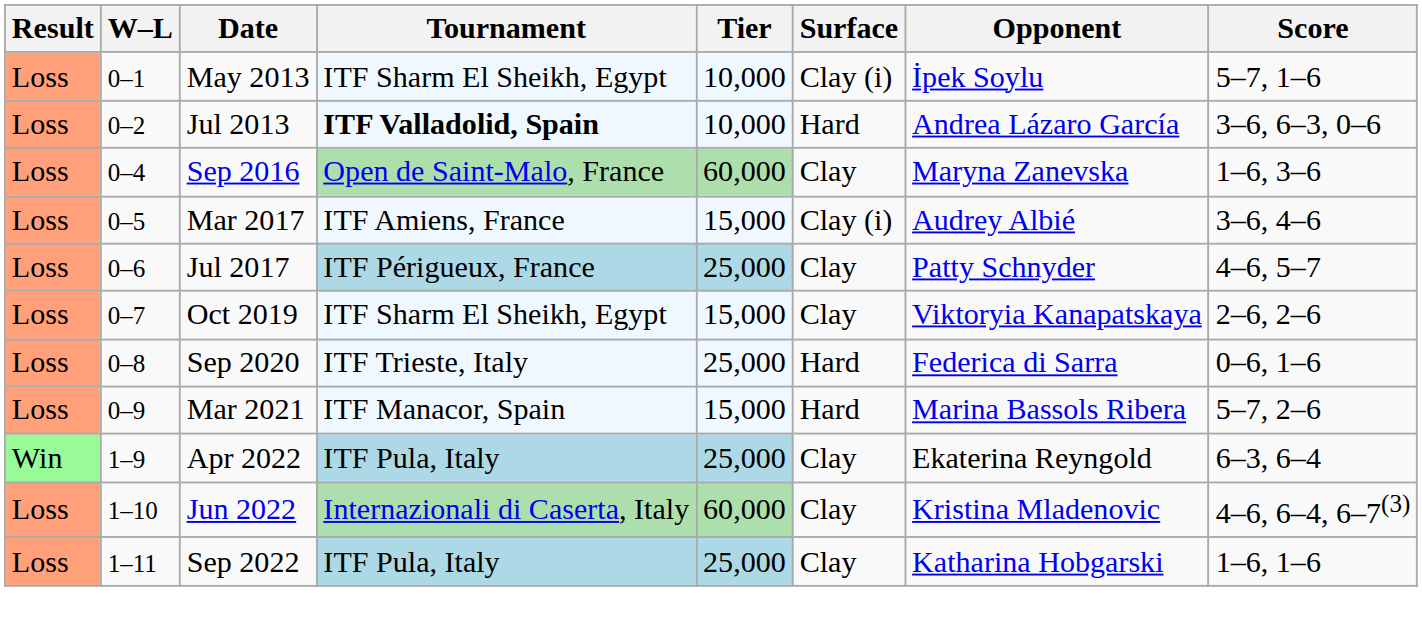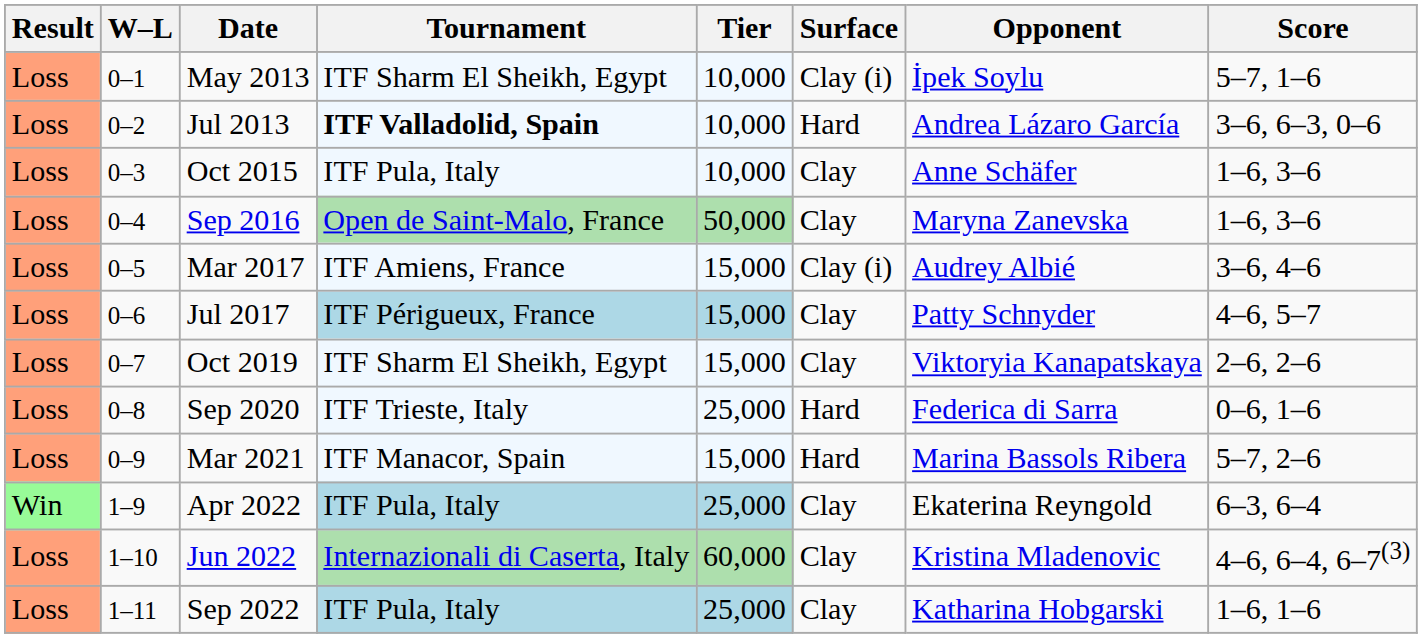+ row: (242, 171)
(744, 171) 60,000 -> (744, 219) 50,000
(744, 266) 25,000 -> (744, 314) 15,000
